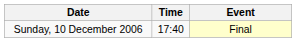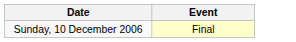- column: (171, 12)
